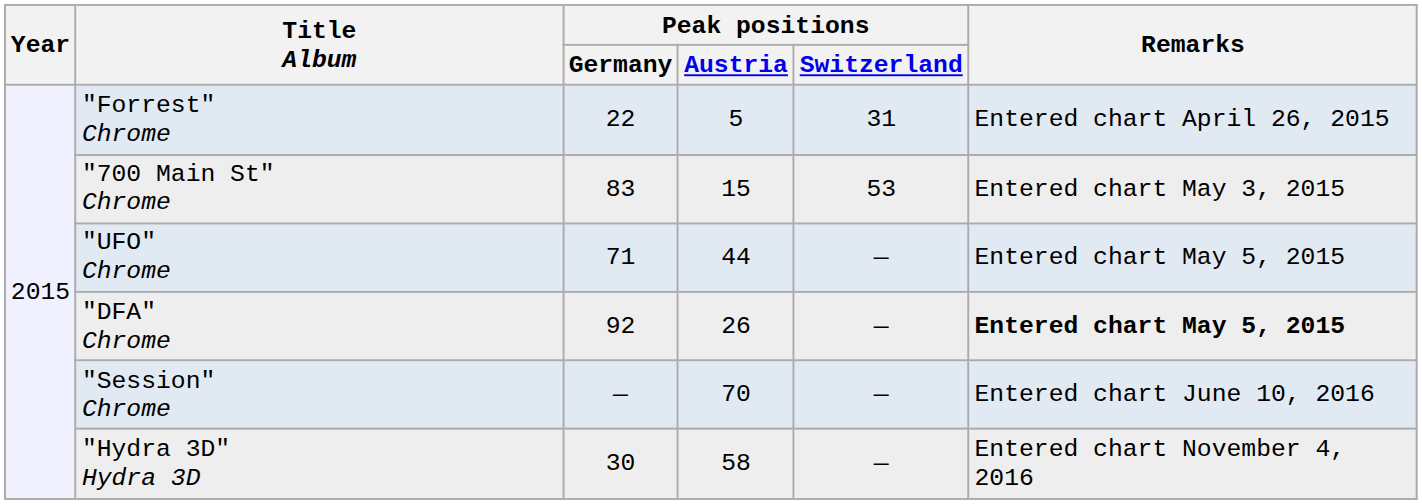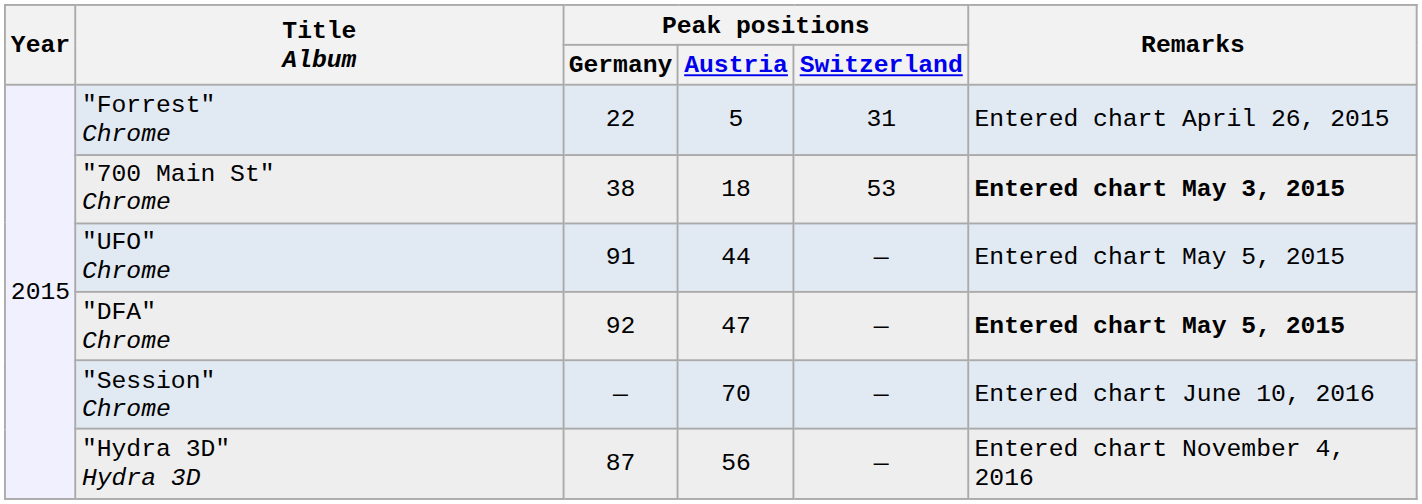(621, 189) 83 -> (621, 189) 38
(736, 189) 15 -> (736, 189) 18
(1160, 189) normal -> (1160, 189) bold
(621, 257) 71 -> (621, 257) 91
(736, 326) 26 -> (736, 326) 47
(621, 464) 30 -> (621, 464) 87
(736, 464) 58 -> (736, 464) 56
